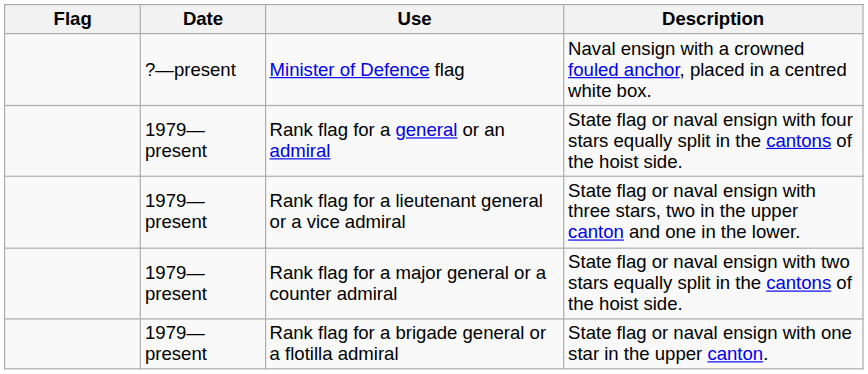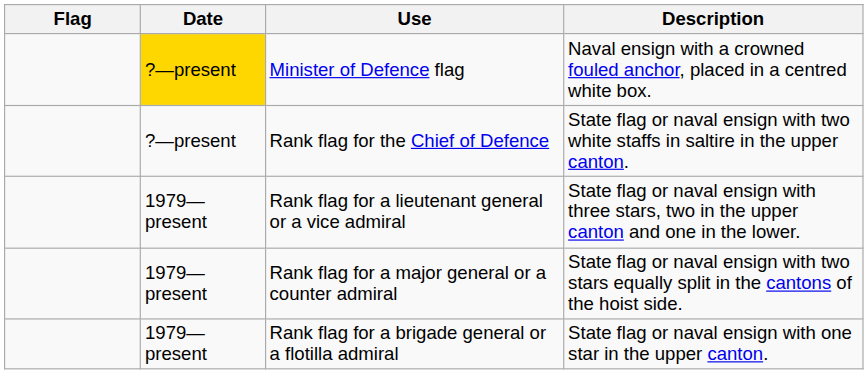(190, 69) no background -> (190, 69) gold background
+ row: (409, 140)
- row: (387, 140)
